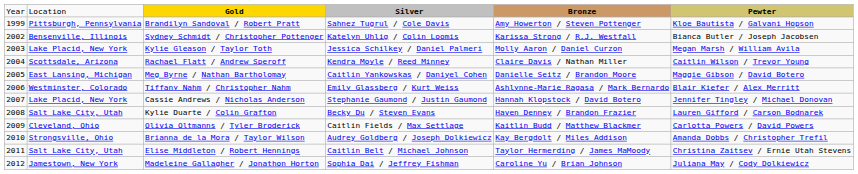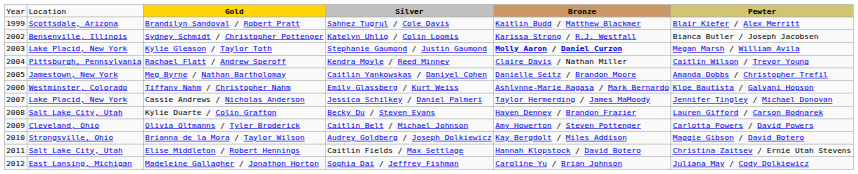(85, 23) Pittsburgh, Pennsylvania -> (73, 23) Scottsdale, Arizona
(568, 23) Amy Howerton / Steven Pottenger -> (568, 23) Kaitlin Budd / Matthew Blackmer
(743, 23) Kloe Bautista / Galvani Hopson -> (736, 23) Blair Kiefer / Alex Merritt
(405, 49) Jessica Schilkey / Daniel Palmeri -> (407, 49) Stephanie Gaumond / Justin Gaumond
(559, 49) normal -> (559, 49) bold
(73, 62) Scottsdale, Arizona -> (85, 62) Pittsburgh, Pennsylvania
(80, 74) East Lansing, Michigan -> (73, 74) Jamestown, New York
(739, 74) Maggie Gibson / David Botero -> (750, 74) Amanda Dobbs / Christopher Trefil
(736, 87) Blair Kiefer / Alex Merritt -> (743, 87) Kloe Bautista / Galvani Hopson
(407, 100) Stephanie Gaumond / Justin Gaumond -> (405, 100) Jessica Schilkey / Daniel Palmeri
(568, 100) Hannah Klopstock / David Botero -> (573, 100) Taylor Hermerding / James MaMoody
(395, 125) Caitlin Fields / Max Settlage -> (398, 125) Caitlin Belt / Michael Johnson
(568, 125) Kaitlin Budd / Matthew Blackmer -> (568, 125) Amy Howerton / Steven Pottenger
(750, 138) Amanda Dobbs / Christopher Trefil -> (739, 138) Maggie Gibson / David Botero
(398, 150) Caitlin Belt / Michael Johnson -> (395, 150) Caitlin Fields / Max Settlage
(573, 150) Taylor Hermerding / James MaMoody -> (568, 150) Hannah Klopstock / David Botero
(73, 163) Jamestown, New York -> (80, 163) East Lansing, Michigan
